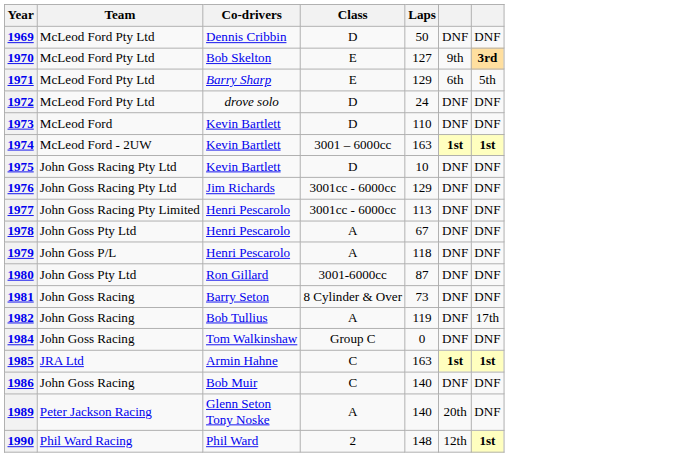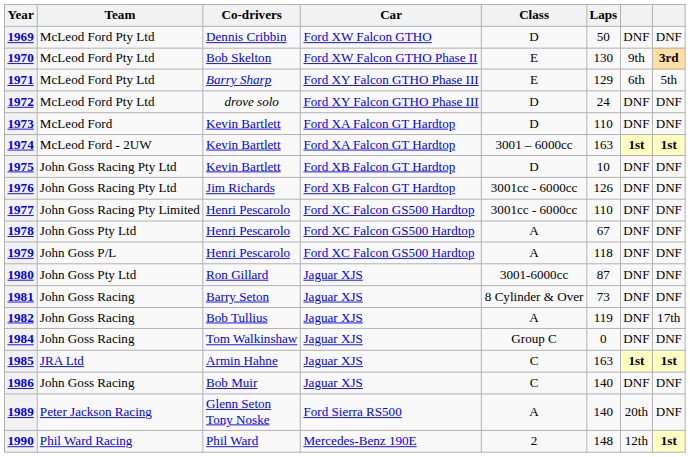+ column: (391, 15)
(422, 58) 127 -> (603, 58) 130
(422, 188) 129 -> (603, 188) 126
(422, 210) 113 -> (603, 210) 110
